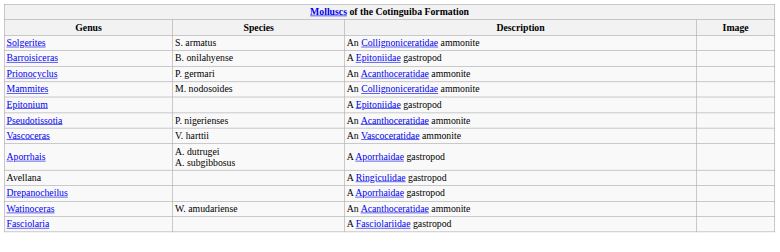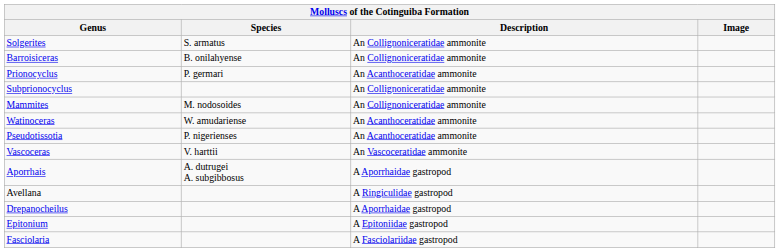(394, 58) A Epitoniidae gastropod -> (419, 58) An Collignoniceratidae ammonite
+ row: (39, 89)
rows swapped: (31, 208) <-> (27, 105)
